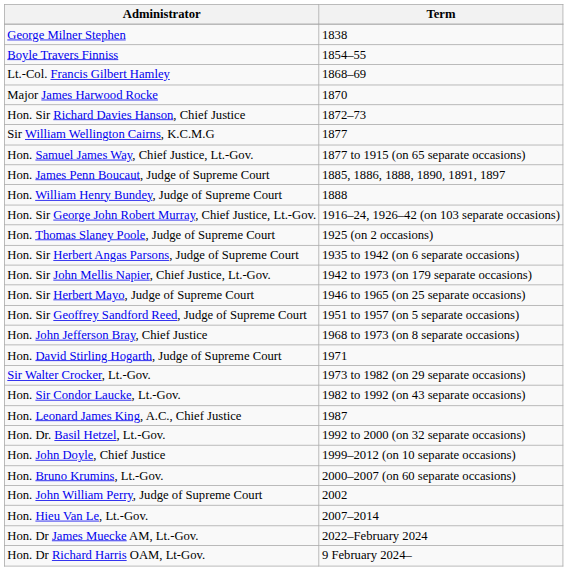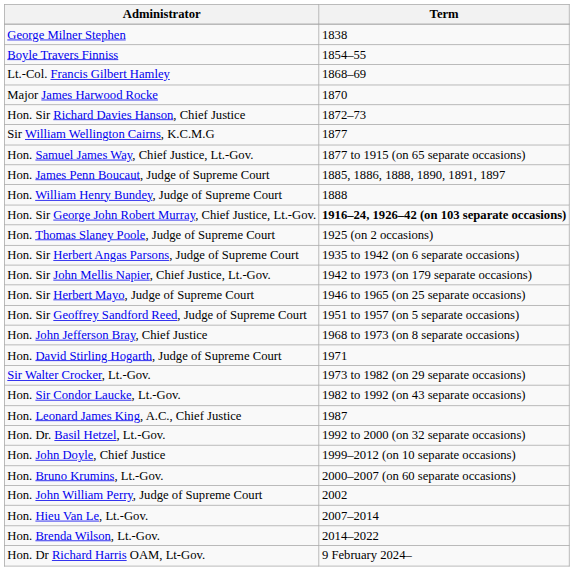(441, 214) normal -> (444, 214) bold
+ row: (84, 535)
- row: (103, 535)
